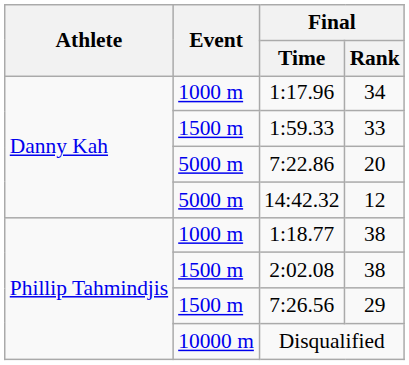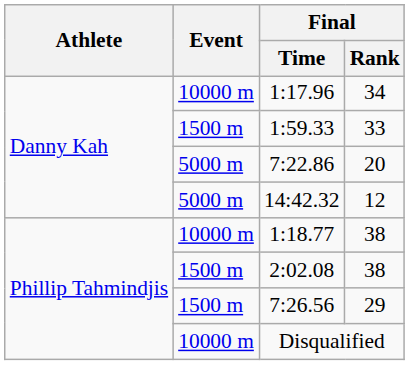(211, 93) 1000 m -> (216, 93) 10000 m
(211, 234) 1000 m -> (216, 234) 10000 m
